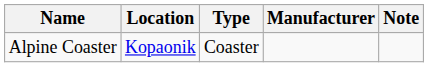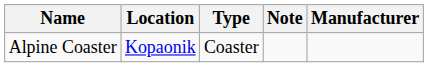columns swapped: (321, 18) <-> (401, 18)
